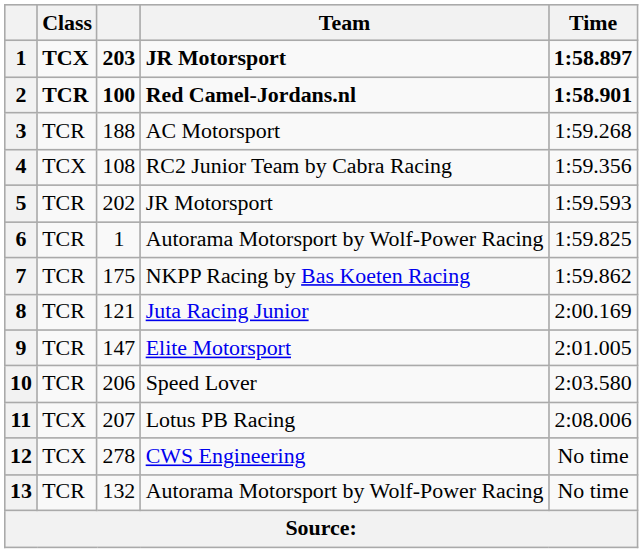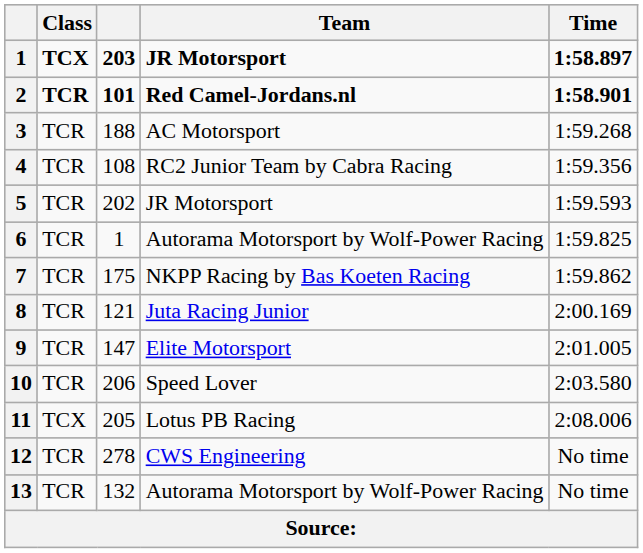(119, 94) 100 -> (119, 94) 101
(64, 166) TCX -> (64, 166) TCR
(119, 419) 207 -> (119, 419) 205
(64, 455) TCX -> (64, 455) TCR
